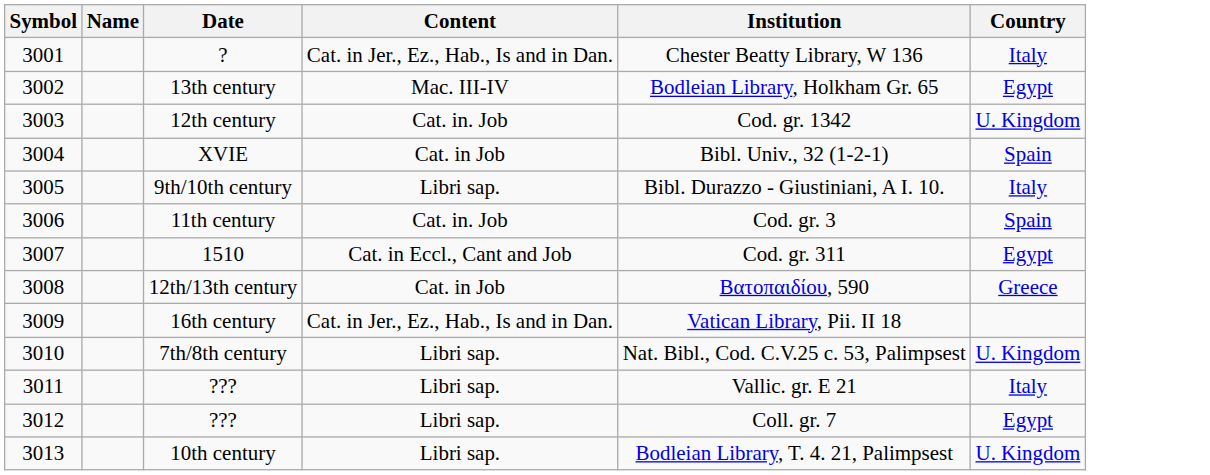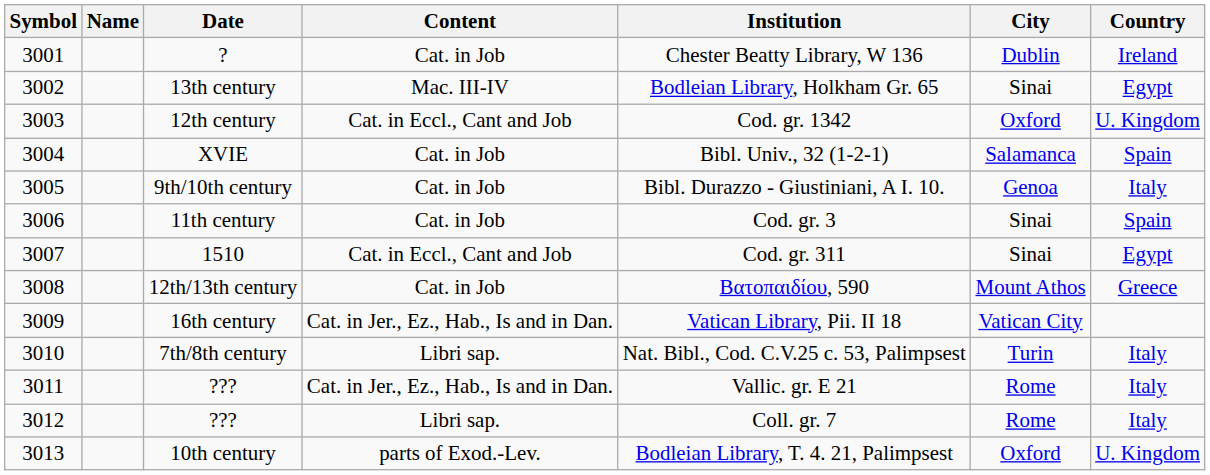+ column: (1031, 21)
(460, 54) Cat. in Jer., Ez., Hab., Is and in Dan. -> (460, 54) Cat. in Job
(1028, 54) Italy -> (1148, 54) Ireland
(460, 120) Cat. in. Job -> (460, 120) Cat. in Eccl., Cant and Job
(460, 187) Libri sap. -> (460, 187) Cat. in Job
(460, 220) Cat. in. Job -> (460, 220) Cat. in Job
(1028, 353) U. Kingdom -> (1148, 353) Italy
(460, 386) Libri sap. -> (460, 386) Cat. in Jer., Ez., Hab., Is and in Dan.
(1028, 420) Egypt -> (1148, 420) Italy
(460, 453) Libri sap. -> (460, 453) parts of Exod.-Lev.
